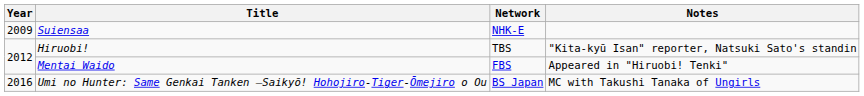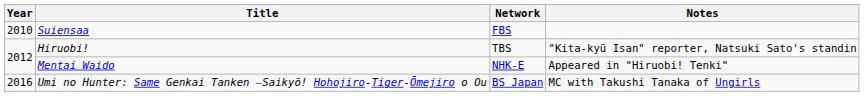(20, 30) 2009 -> (20, 30) 2010
(508, 30) NHK-E -> (502, 30) FBS
(502, 65) FBS -> (508, 65) NHK-E
